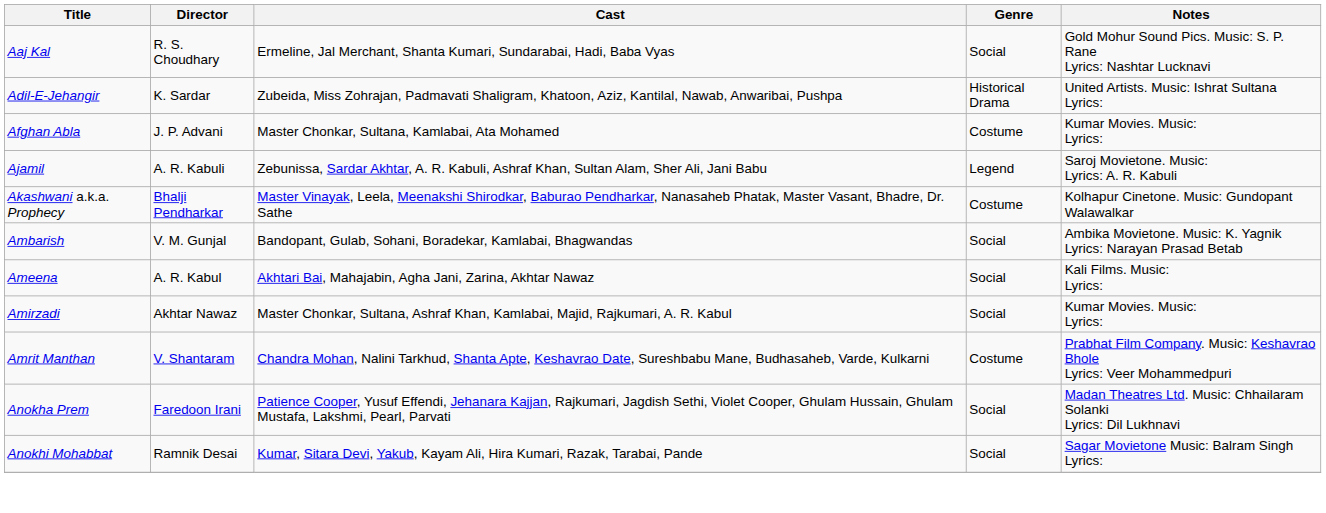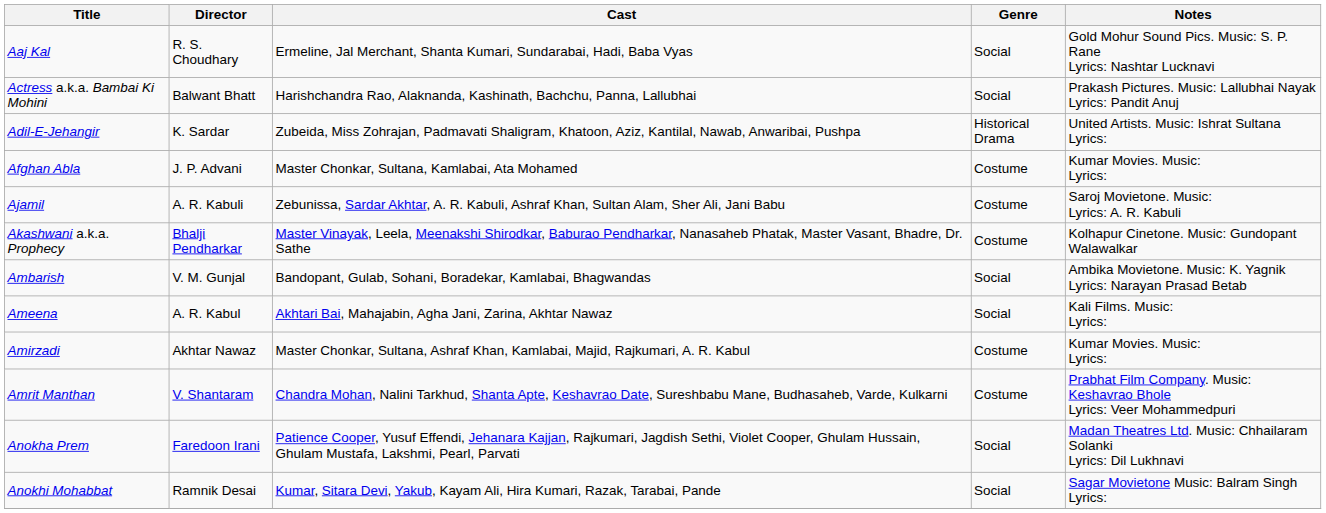+ row: (81, 95)
(992, 168) Legend -> (1001, 204) Costume
(988, 314) Social -> (1001, 350) Costume
